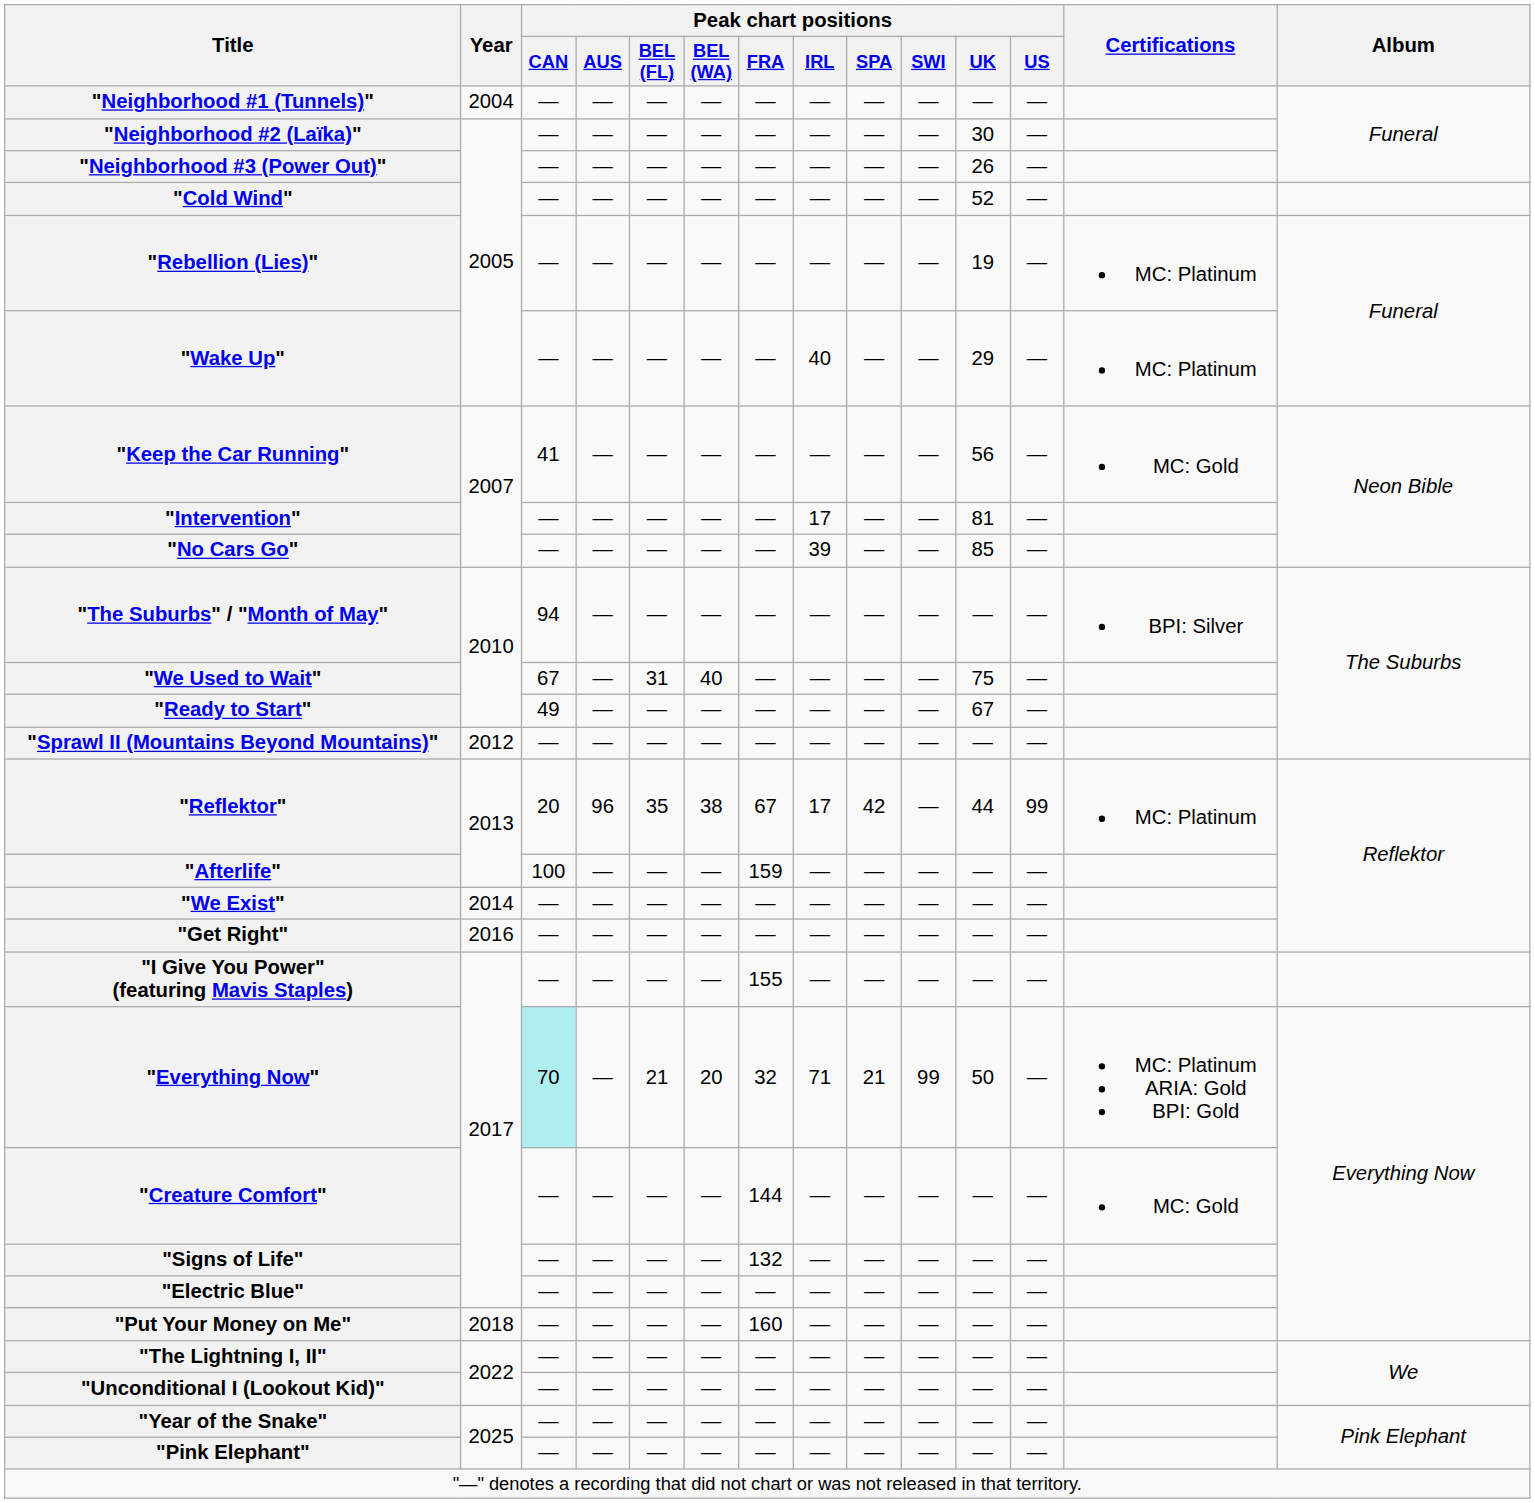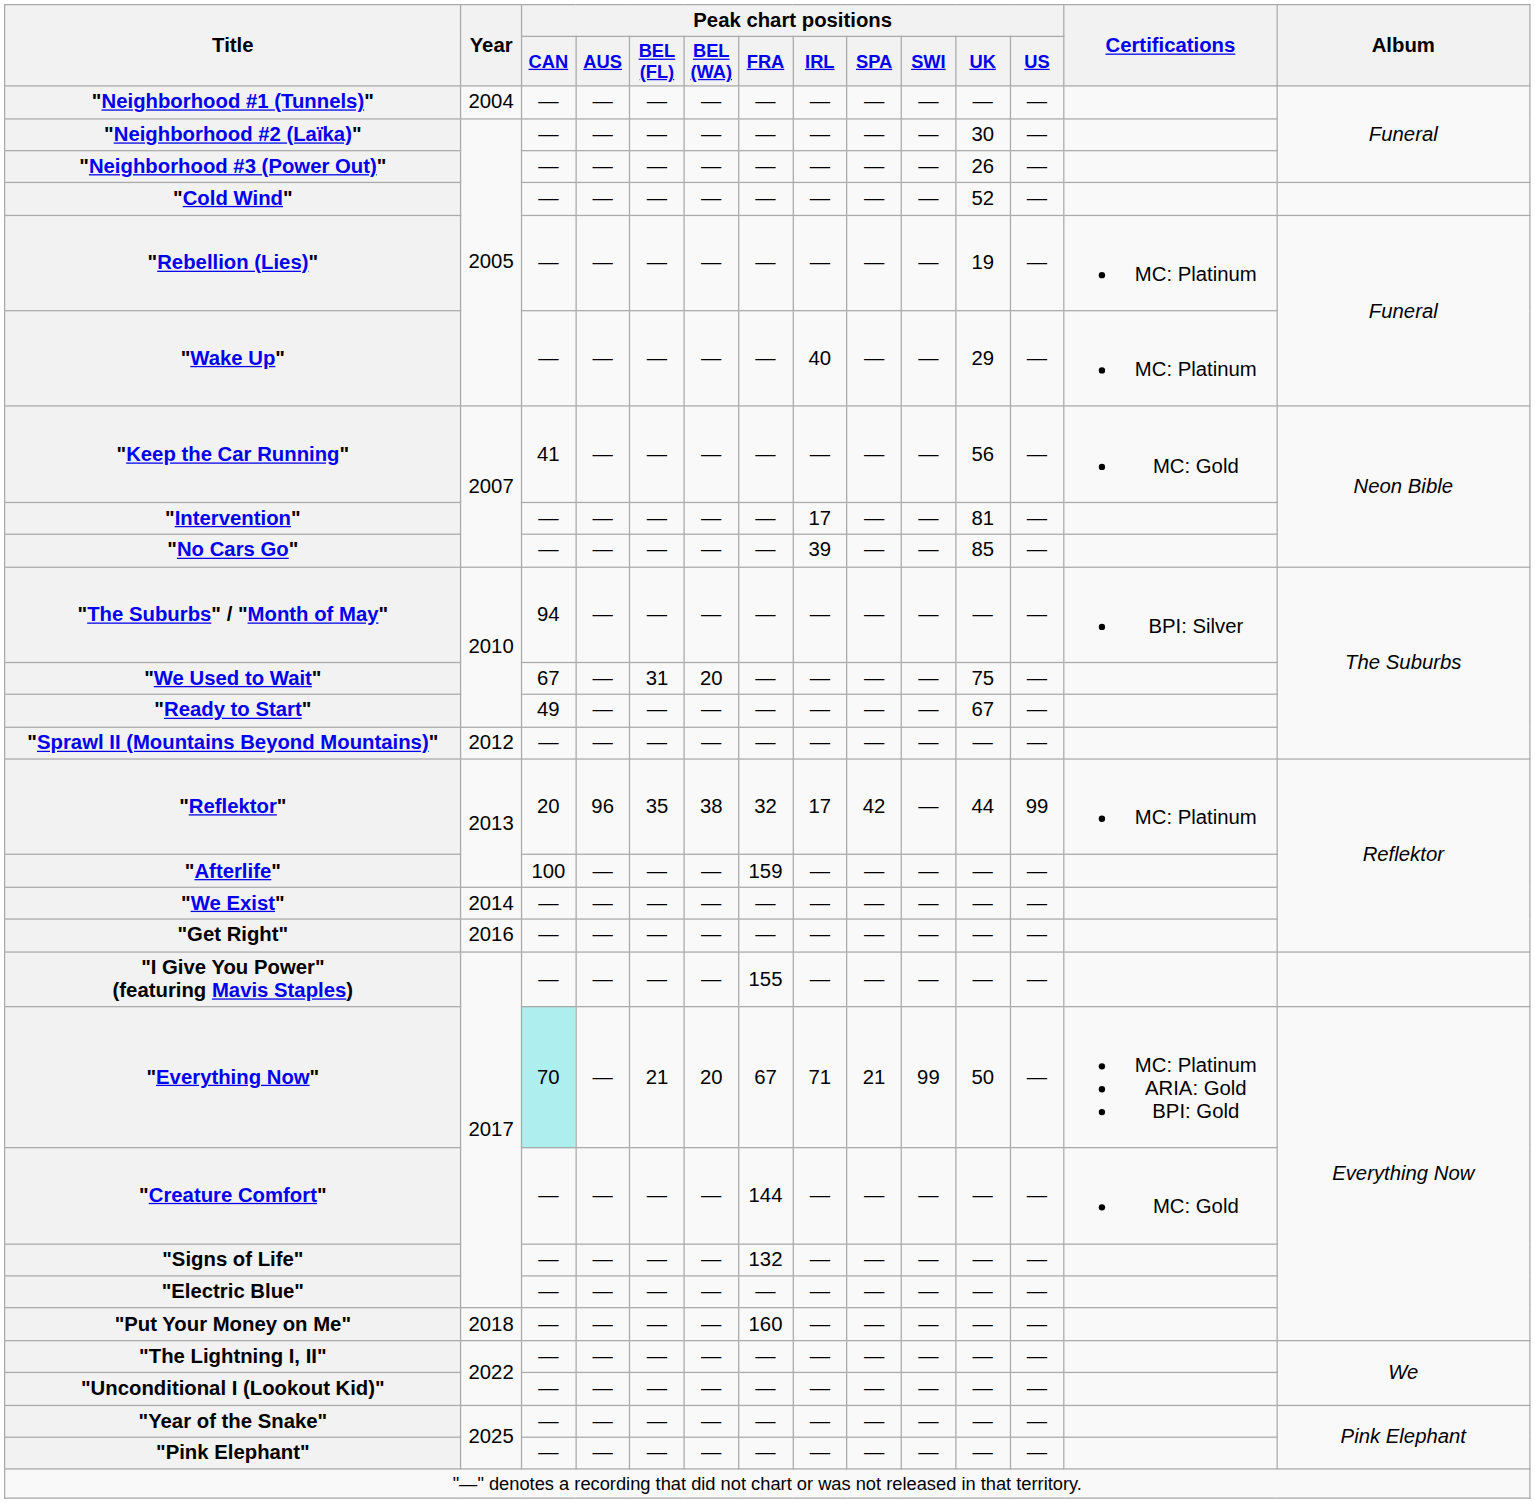(711, 678) 40 -> (711, 678) 20
(766, 806) 67 -> (766, 806) 32
(766, 1077) 32 -> (766, 1077) 67
